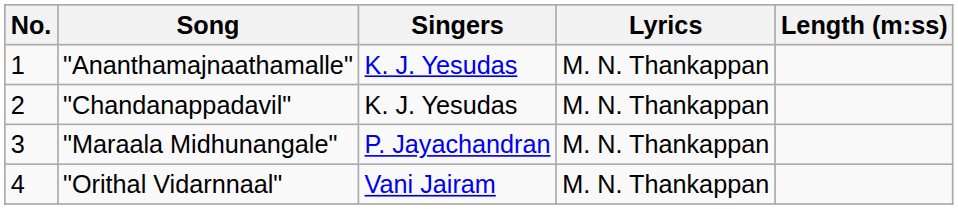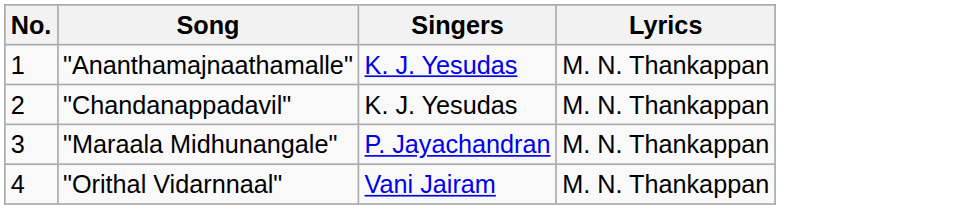- column: (864, 25)
